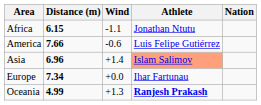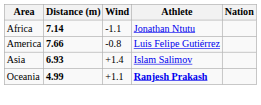(55, 28) 6.15 -> (55, 28) 7.14
(113, 44) -0.6 -> (113, 44) -0.8
(55, 60) 6.96 -> (55, 60) 6.93
(163, 60) lightsalmon background -> (163, 60) no background
- row: (21, 76)
(114, 92) +1.3 -> (114, 76) +1.1
